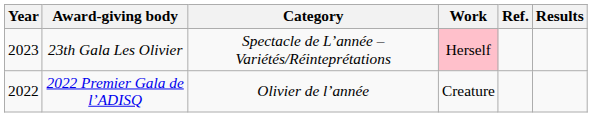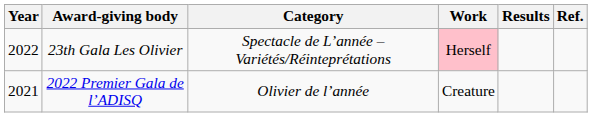columns swapped: (560, 16) <-> (515, 16)
(23, 49) 2023 -> (23, 49) 2022
(23, 91) 2022 -> (23, 91) 2021
